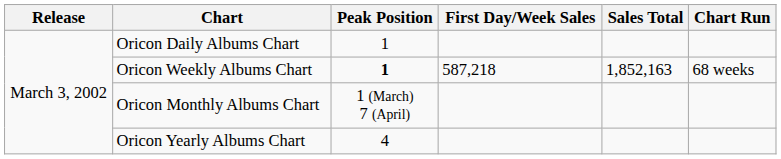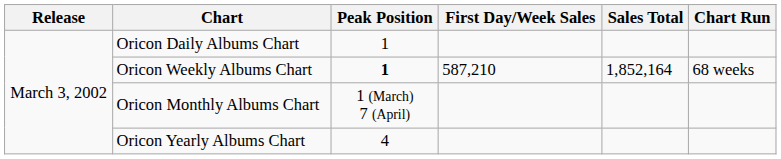(469, 69) 587,218 -> (469, 69) 587,210
(639, 69) 1,852,163 -> (639, 69) 1,852,164
